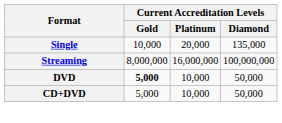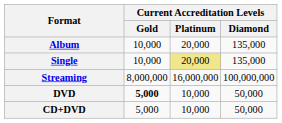+ row: (64, 45)
(195, 45) no background -> (195, 61) khaki background
